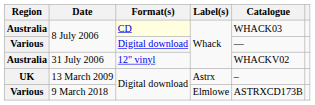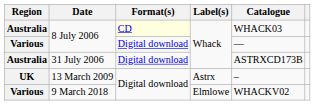(137, 60) 12" vinyl -> (153, 60) Digital download
(262, 60) WHACKV02 -> (268, 60) ASTRXCD173B
(268, 92) ASTRXCD173B -> (262, 92) WHACKV02
